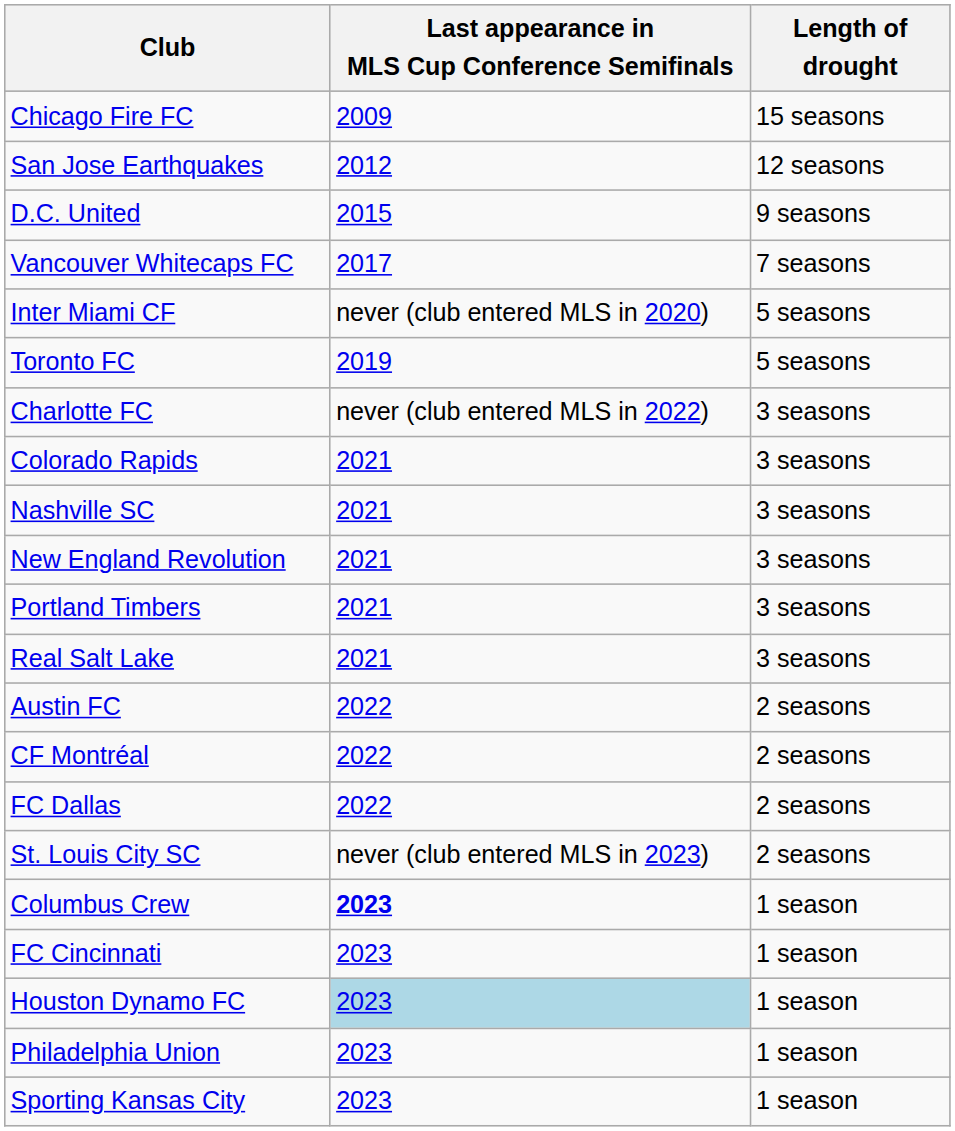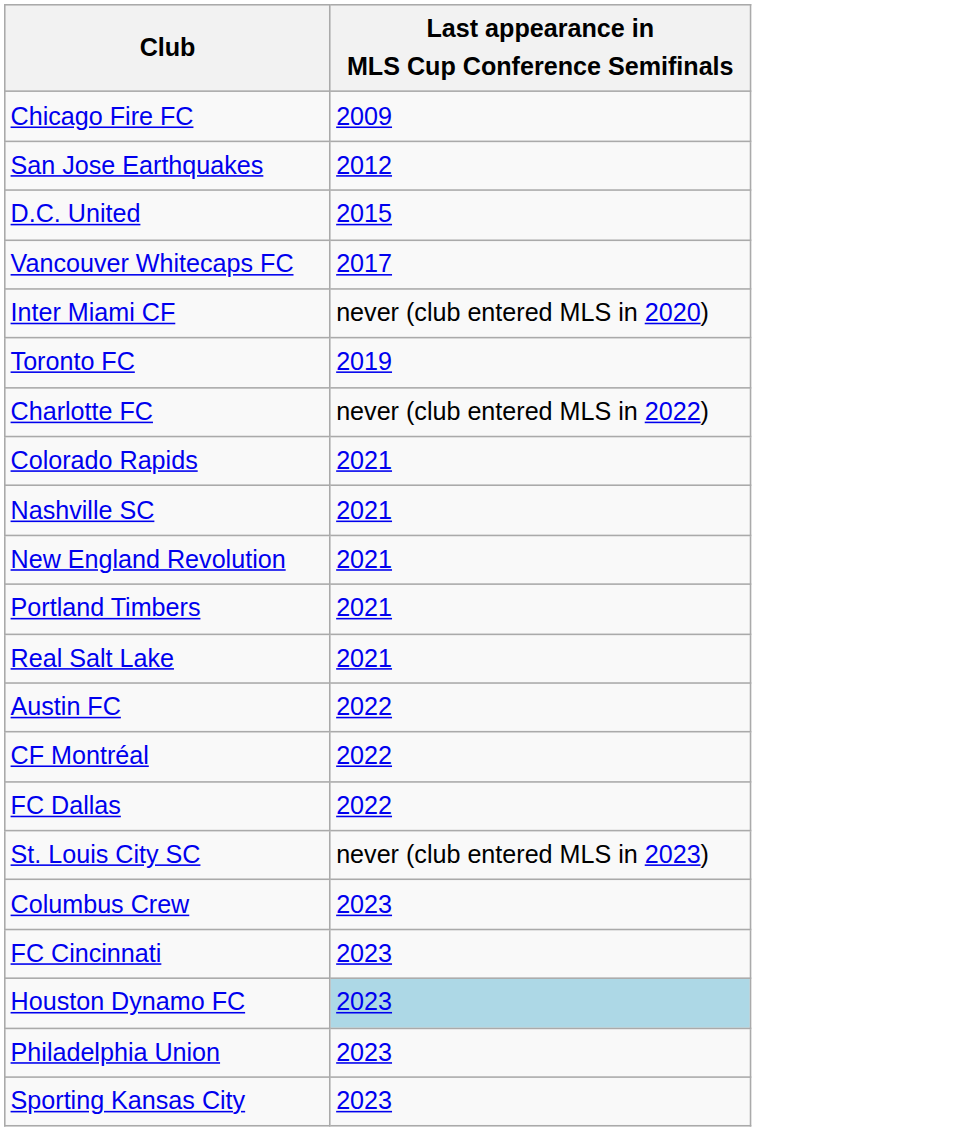- column: (850, 47)
(364, 904) bold -> (364, 904) normal
